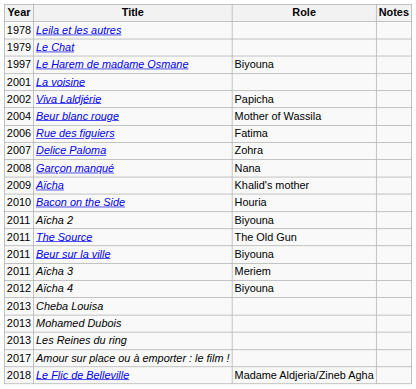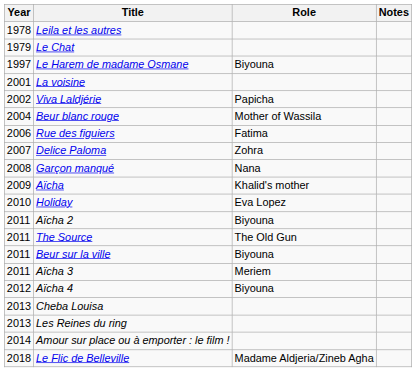- row: (81, 202)
+ row: (54, 202)
- row: (79, 323)
(19, 358) 2017 -> (19, 340) 2014
